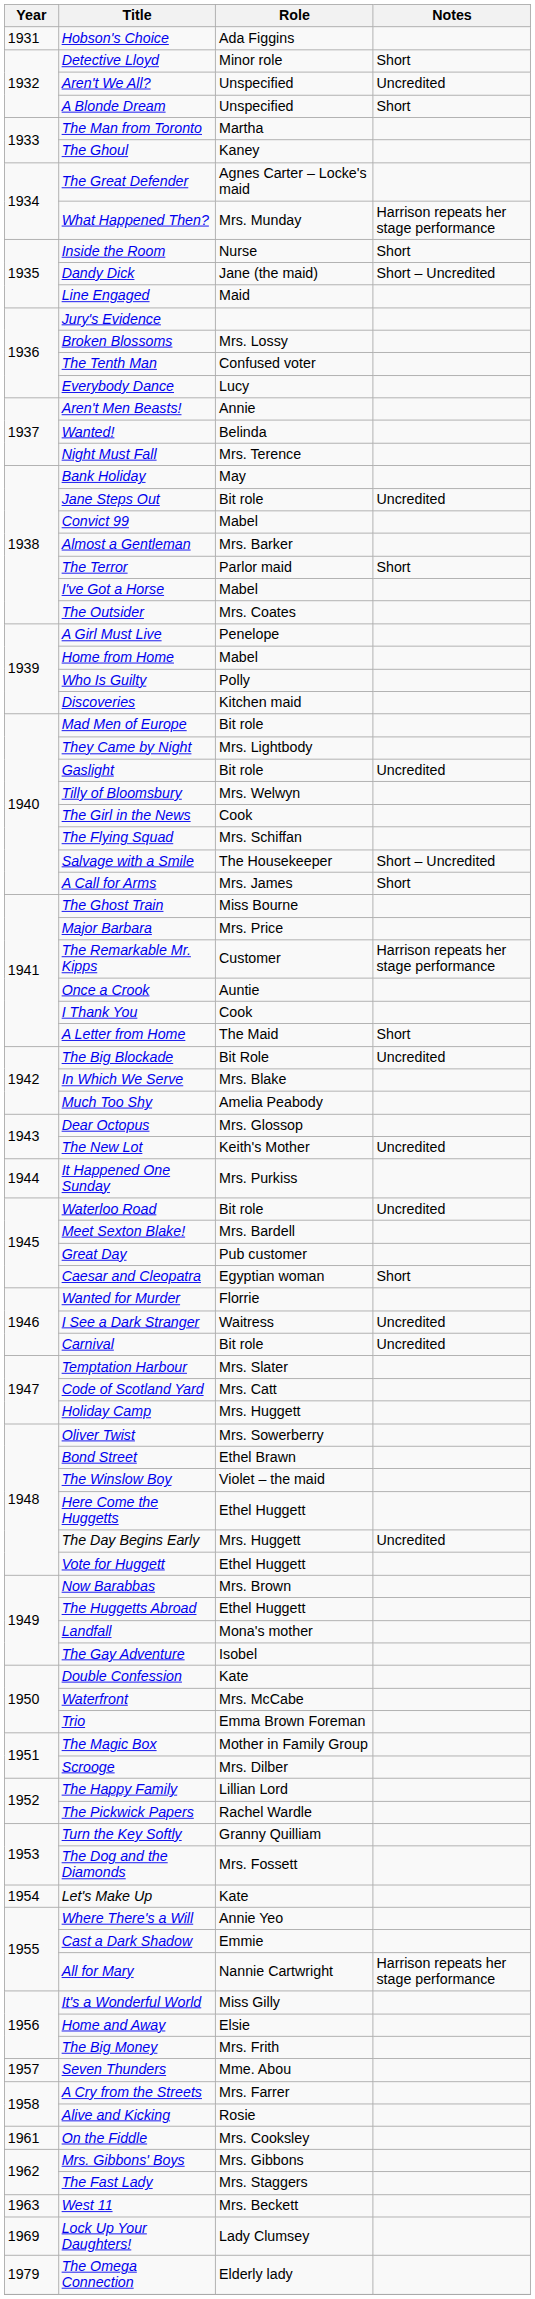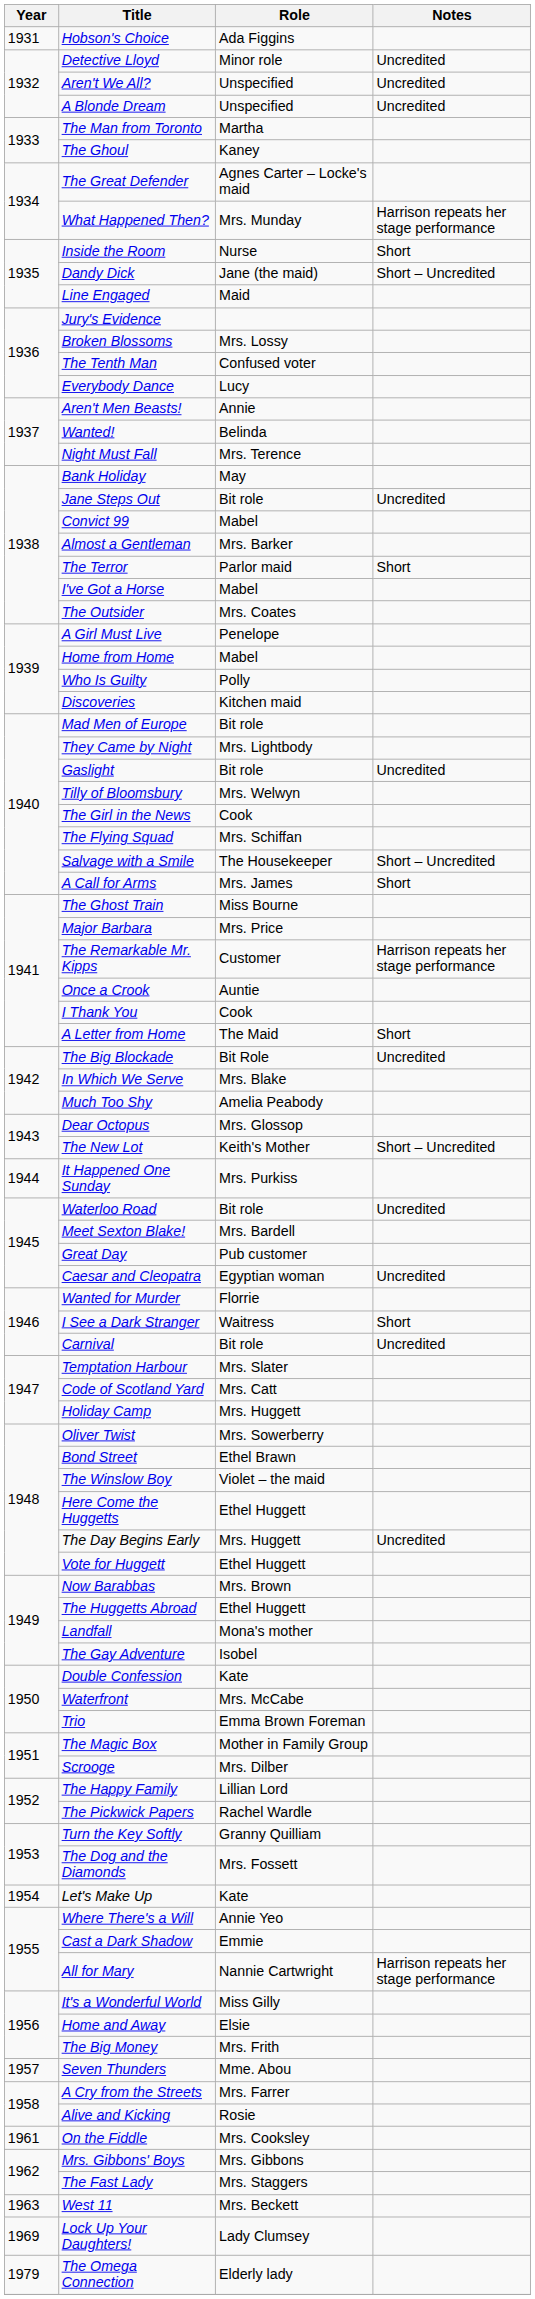(394, 60) Short -> (411, 60) Uncredited
(394, 106) Short -> (411, 106) Uncredited
(411, 1147) Uncredited -> (436, 1147) Short – Uncredited
(394, 1276) Short -> (411, 1276) Uncredited
(411, 1321) Uncredited -> (394, 1321) Short
